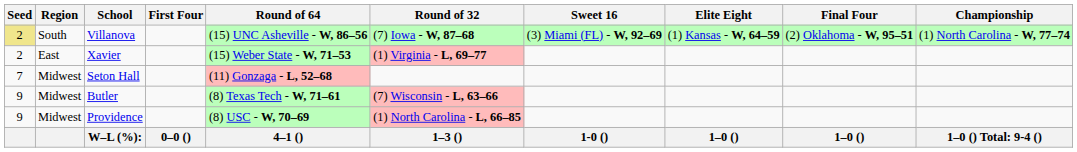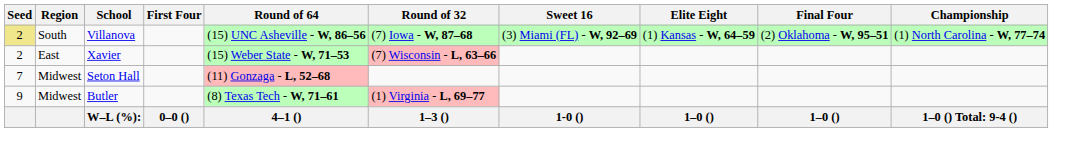(430, 55) (1) Virginia - L, 69–77 -> (434, 55) (7) Wisconsin - L, 63–66
(436, 96) (7) Wisconsin - L, 63–66 -> (428, 96) (1) Virginia - L, 69–77
- row: (115, 117)
